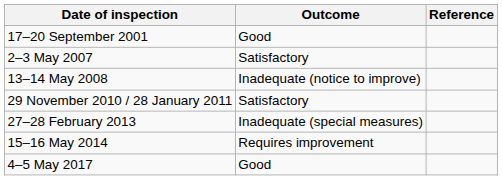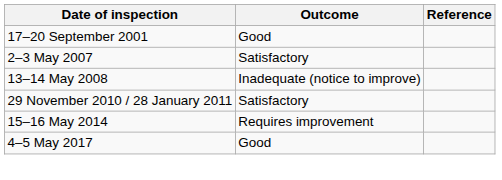- row: (72, 121)
